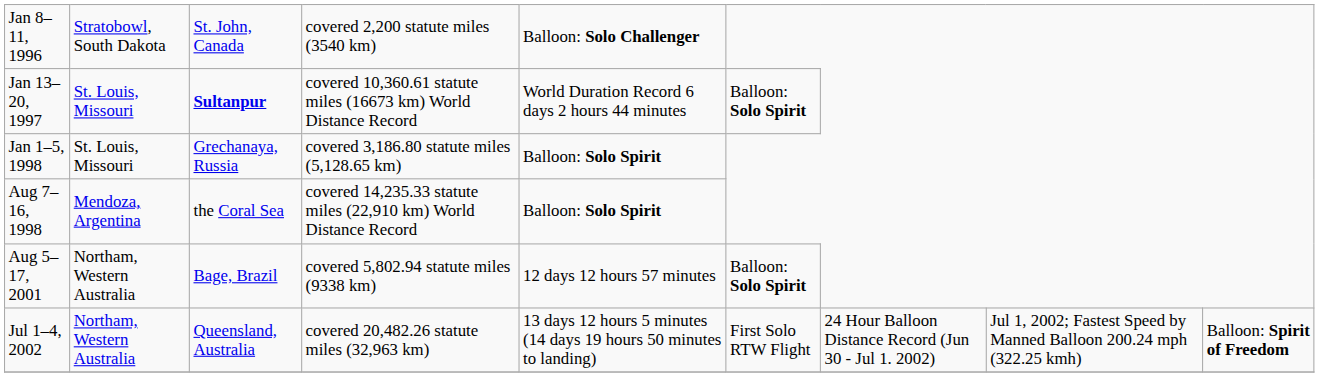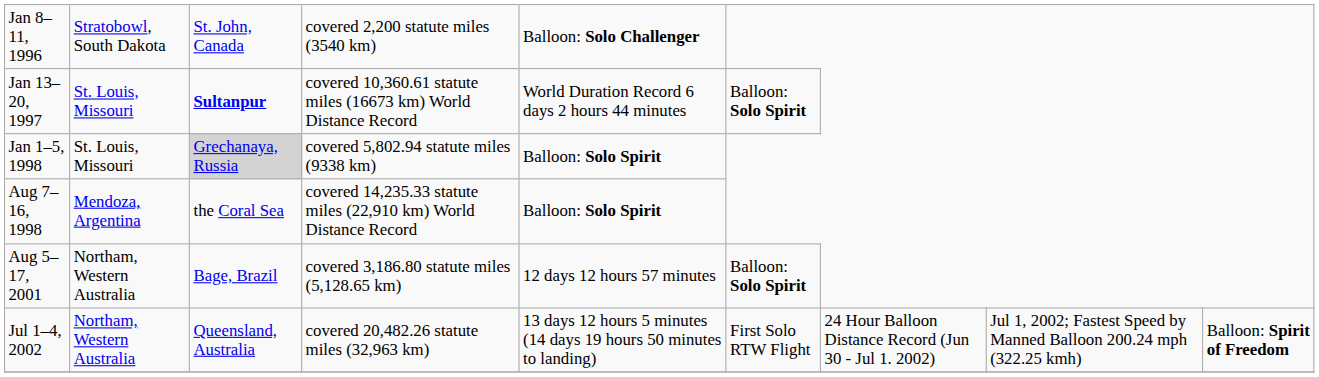(236, 156) no background -> (236, 156) lightgrey background
(408, 156) covered 3,186.80 statute miles (5,128.65 km) -> (408, 156) covered 5,802.94 statute miles (9338 km)
(408, 275) covered 5,802.94 statute miles (9338 km) -> (408, 275) covered 3,186.80 statute miles (5,128.65 km)
